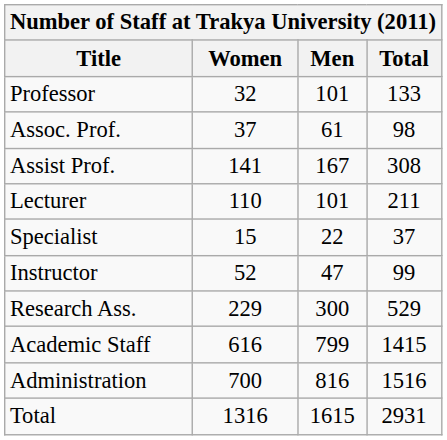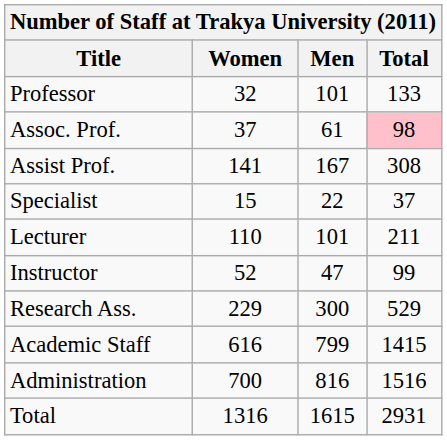(404, 129) no background -> (404, 129) pink background
rows swapped: (48, 201) <-> (54, 237)
